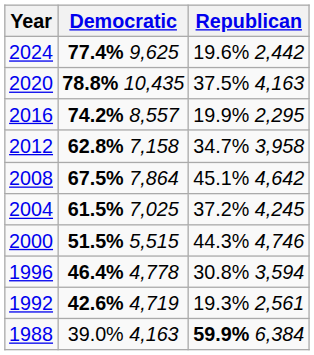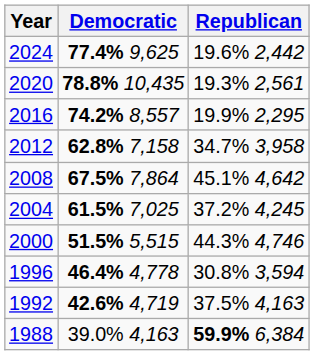(249, 84) 37.5% 4,163 -> (249, 84) 19.3% 2,561
(249, 303) 19.3% 2,561 -> (249, 303) 37.5% 4,163
